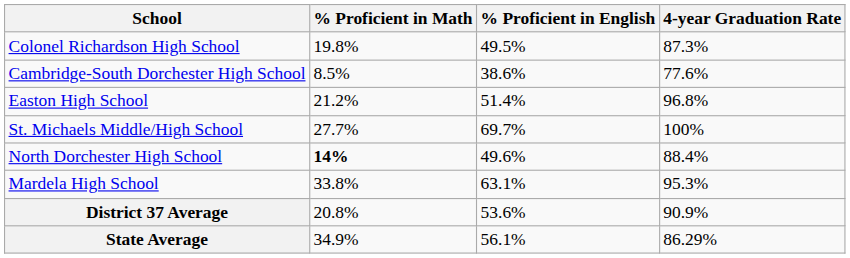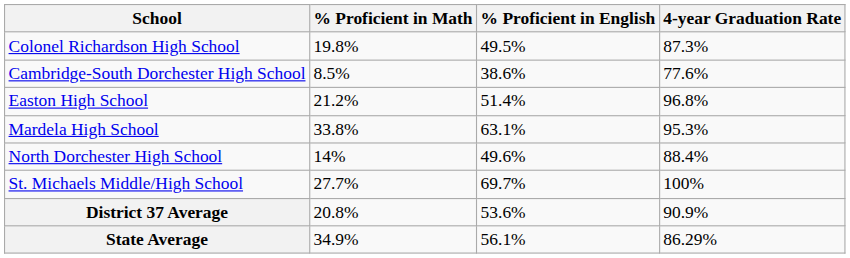rows swapped: (84, 184) <-> (126, 128)
(331, 156) bold -> (330, 156) normal
